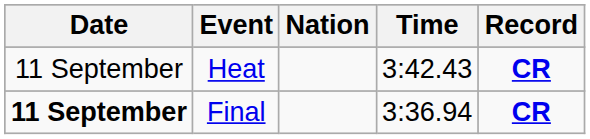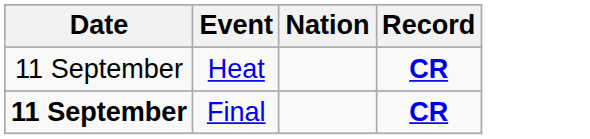- column: (427, 25)
